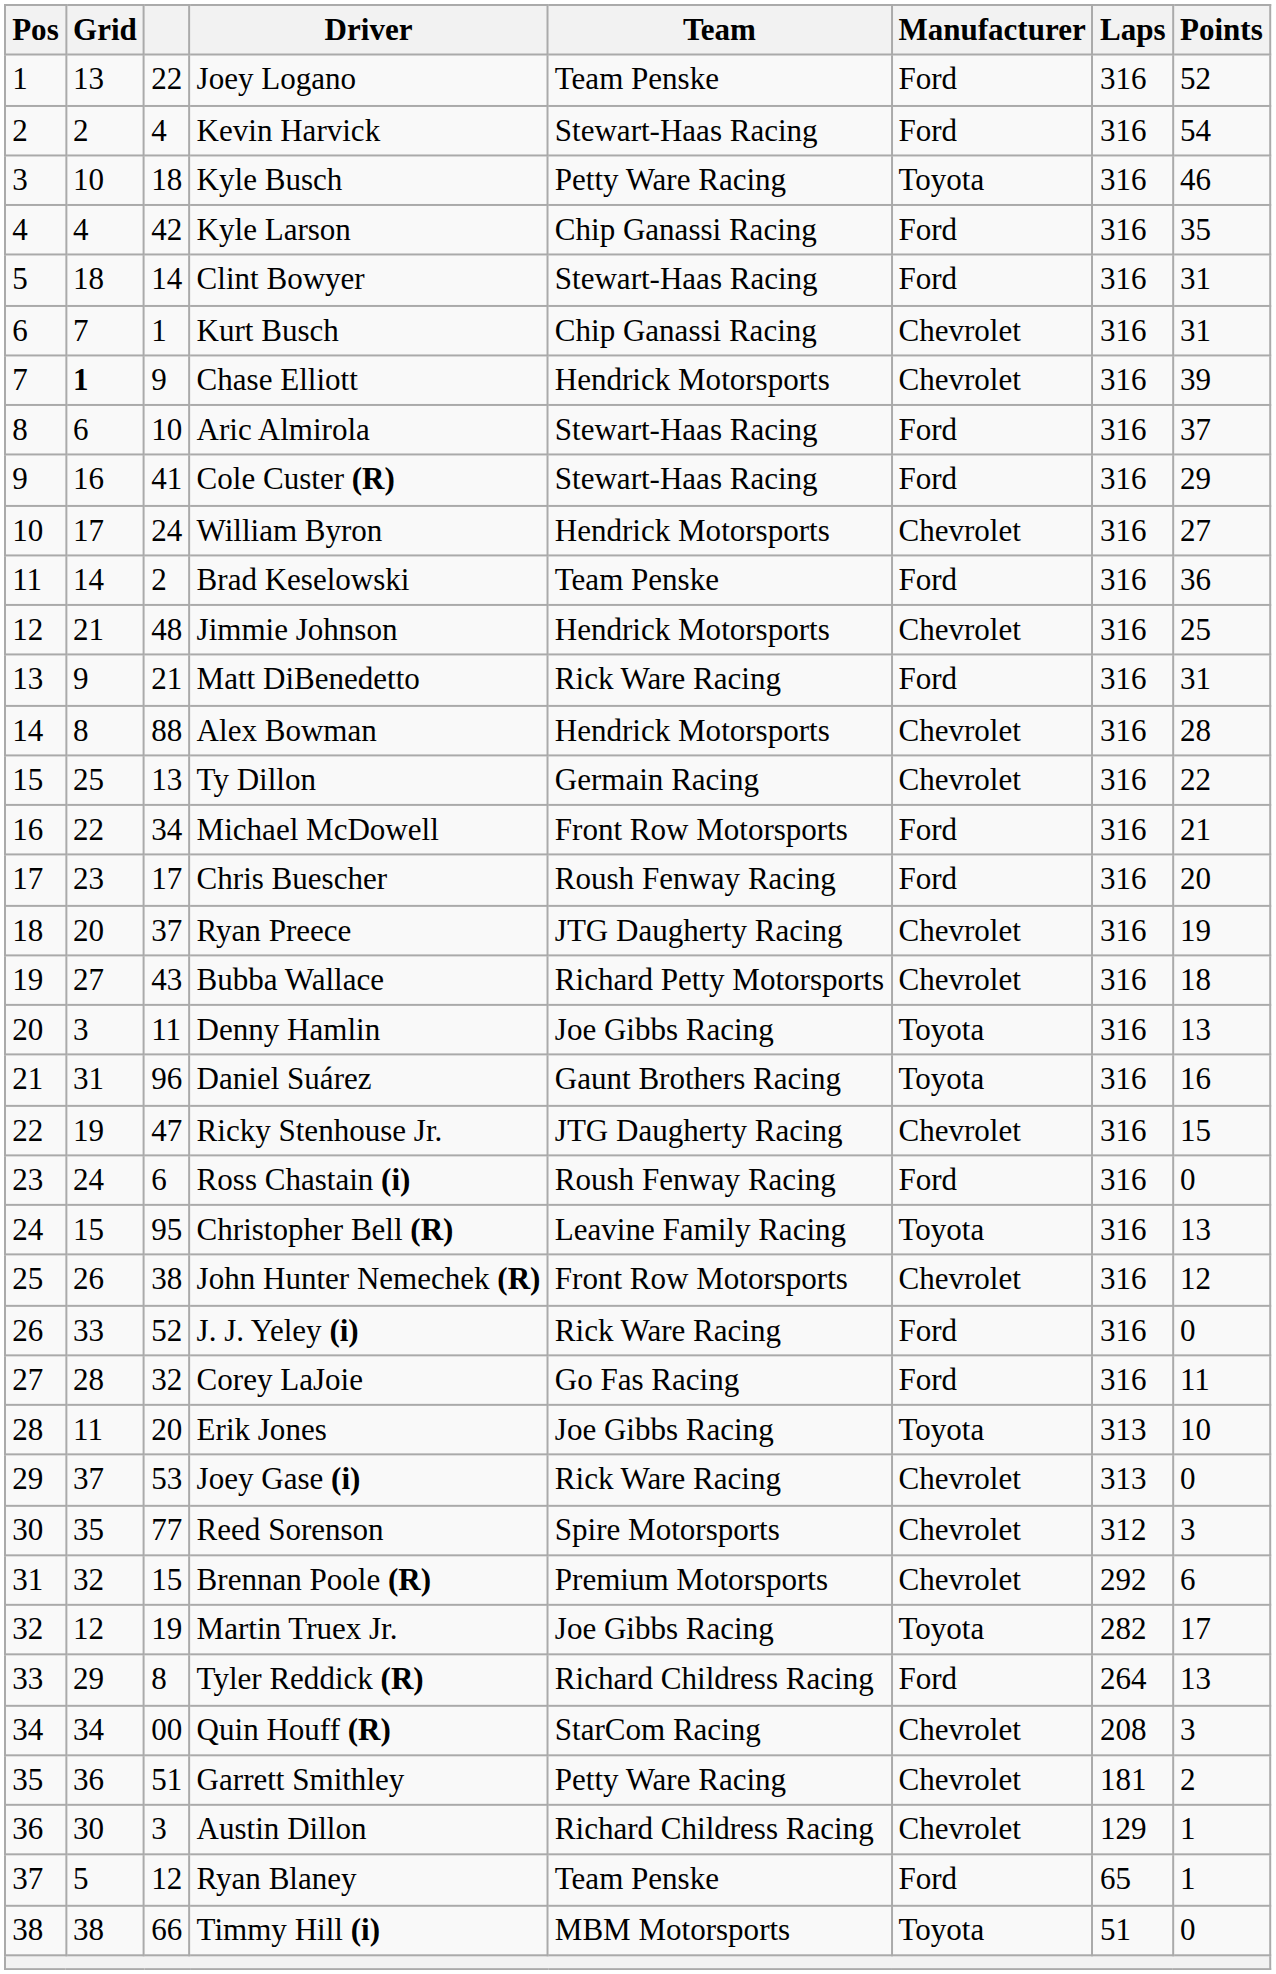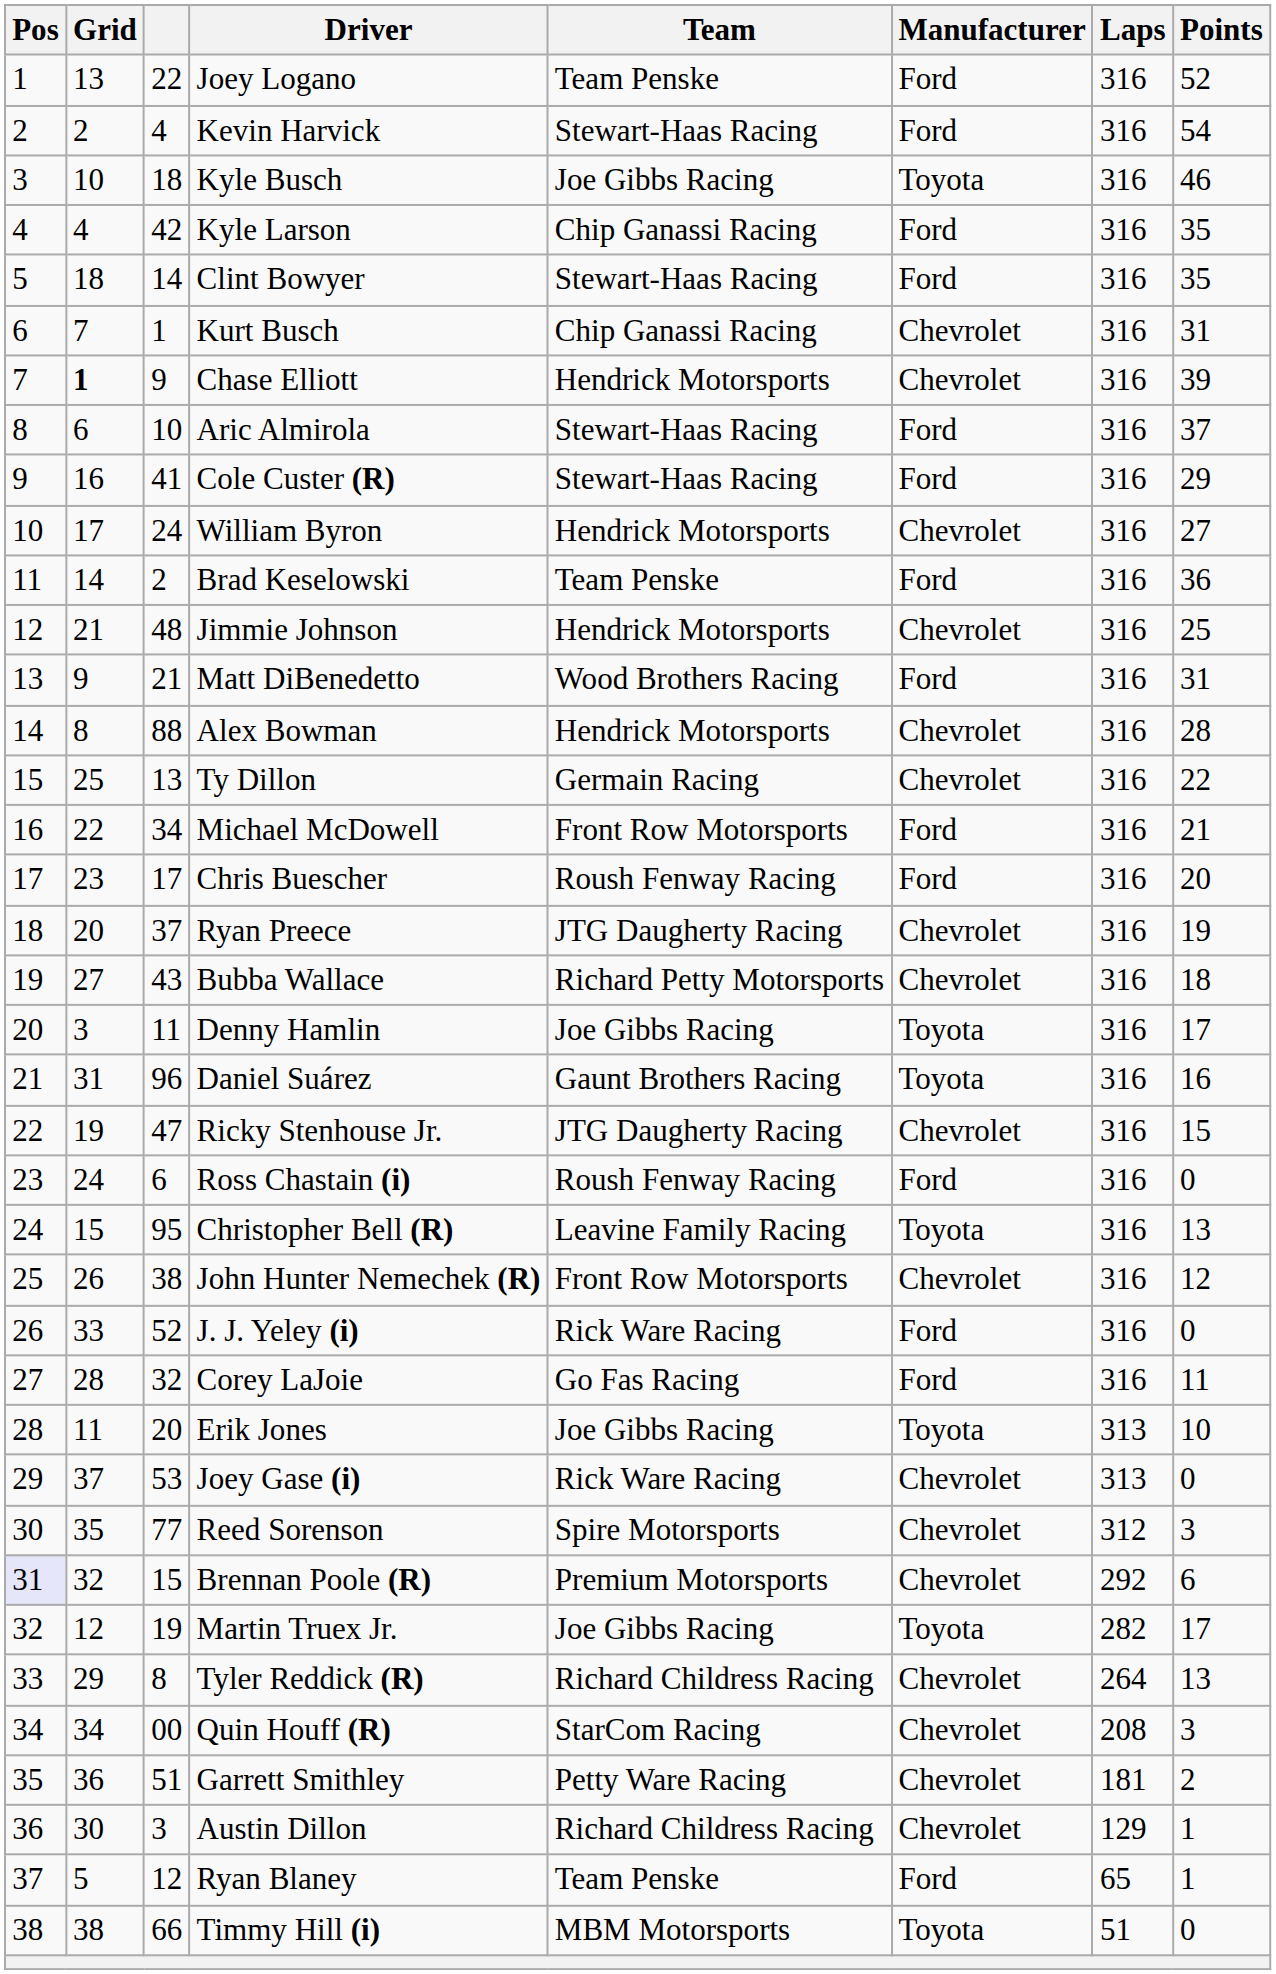(670, 179) Petty Ware Racing -> (664, 179) Joe Gibbs Racing
(1196, 279) 31 -> (1196, 279) 35
(668, 679) Rick Ware Racing -> (697, 679) Wood Brothers Racing
(1196, 1029) 13 -> (1196, 1029) 17
(28, 1579) no background -> (28, 1579) lavender background
(928, 1679) Ford -> (960, 1679) Chevrolet
